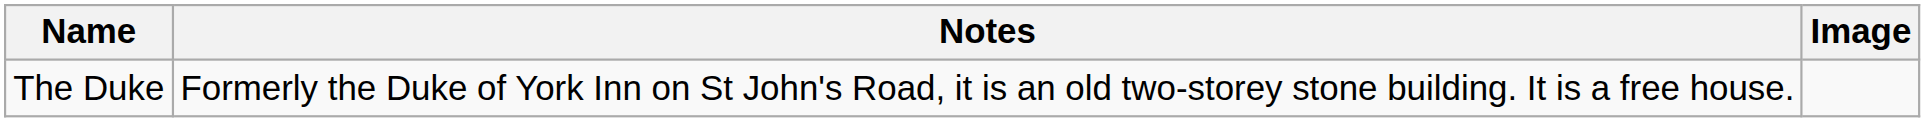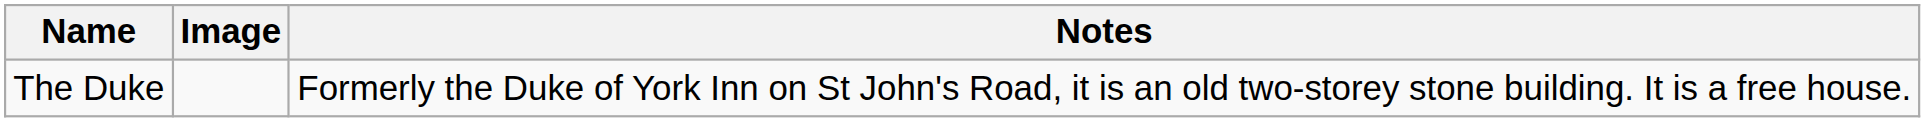columns swapped: (1861, 32) <-> (987, 32)
